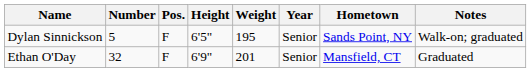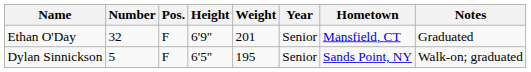rows swapped: (55, 36) <-> (42, 57)
